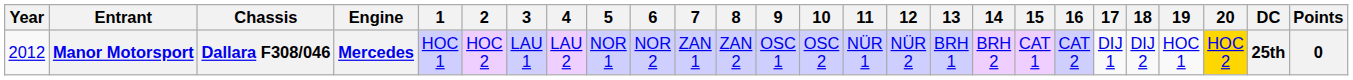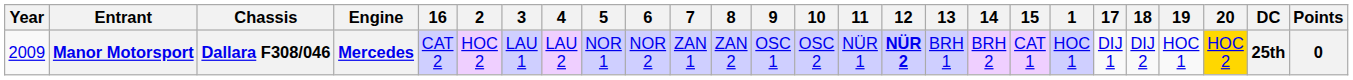columns swapped: (440, 17) <-> (1074, 17)
(27, 52) 2012 -> (27, 52) 2009
(908, 52) normal -> (903, 52) bold
